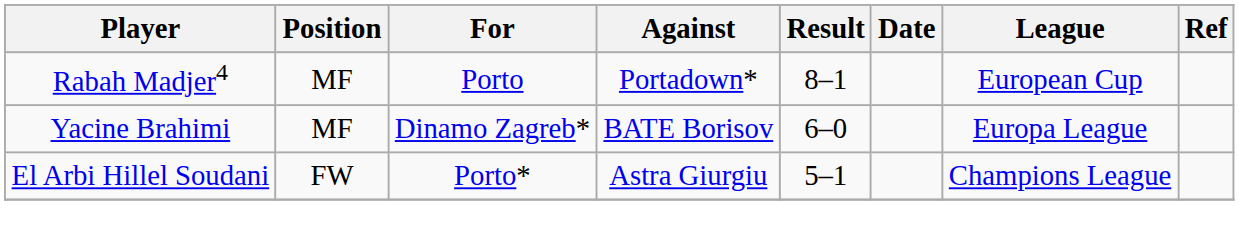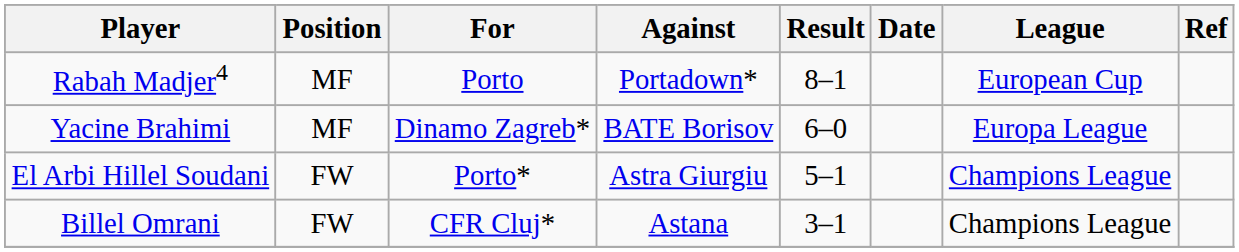+ row: (140, 223)
